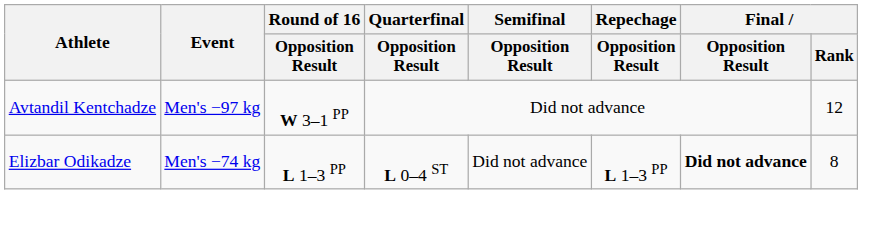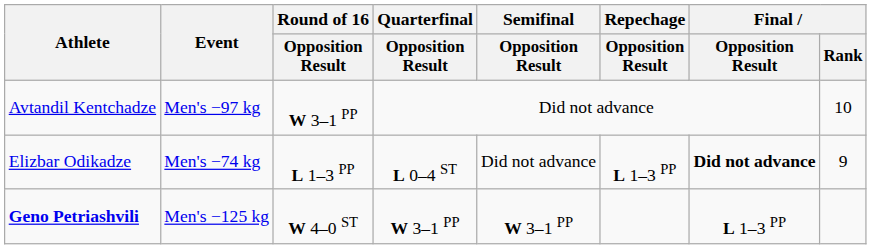(834, 107) 12 -> (843, 107) 10
(834, 162) 8 -> (843, 162) 9
+ row: (74, 216)
